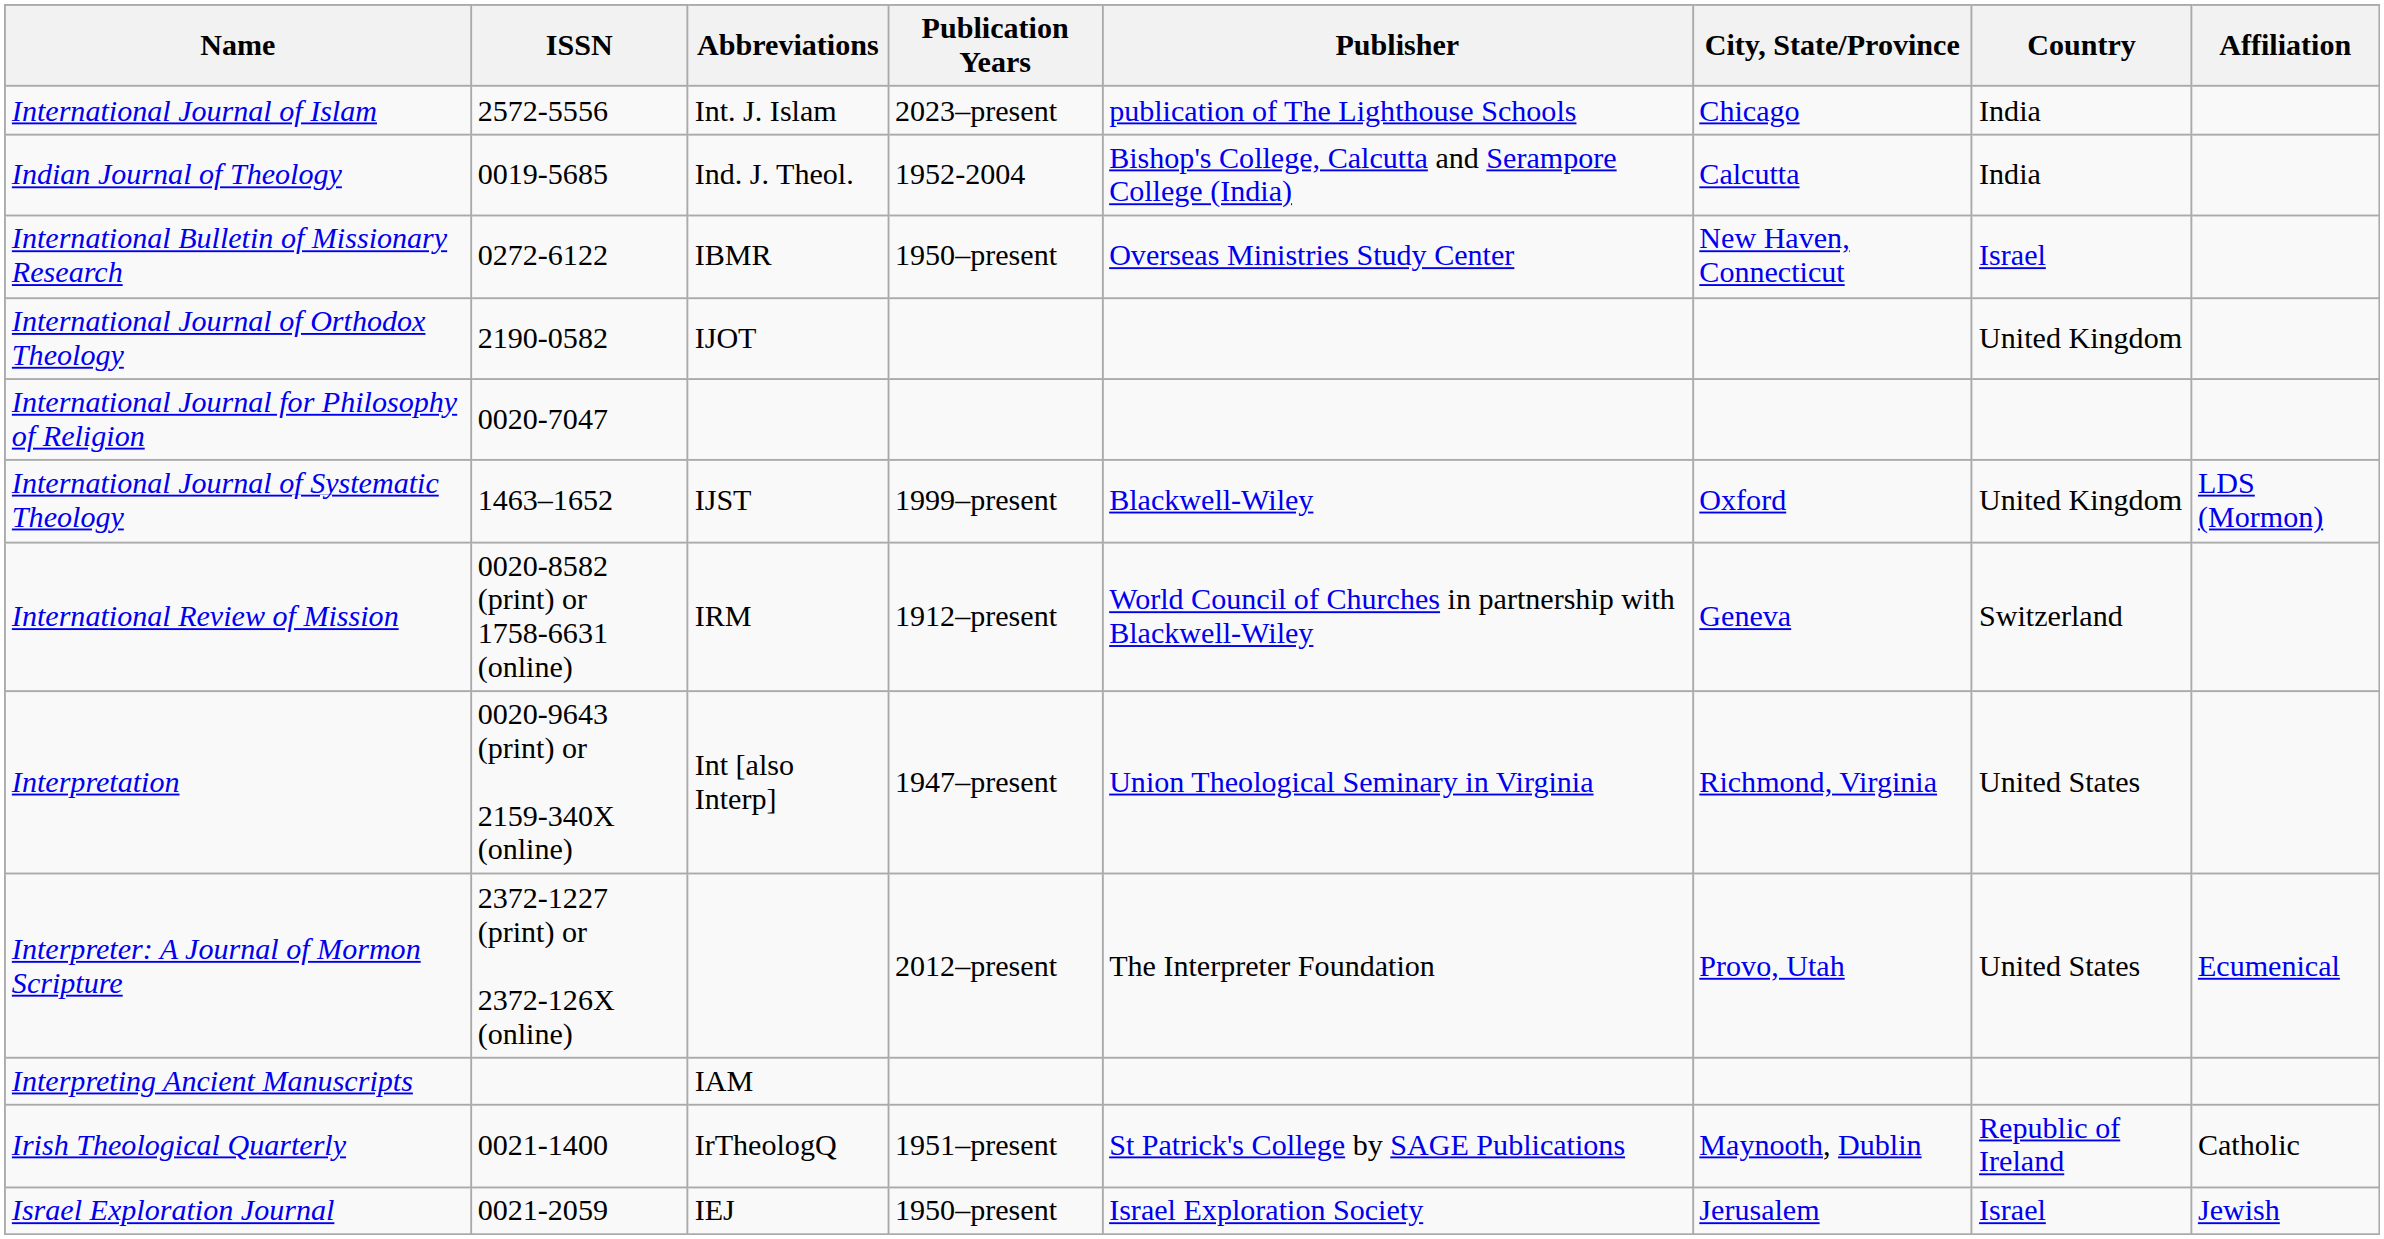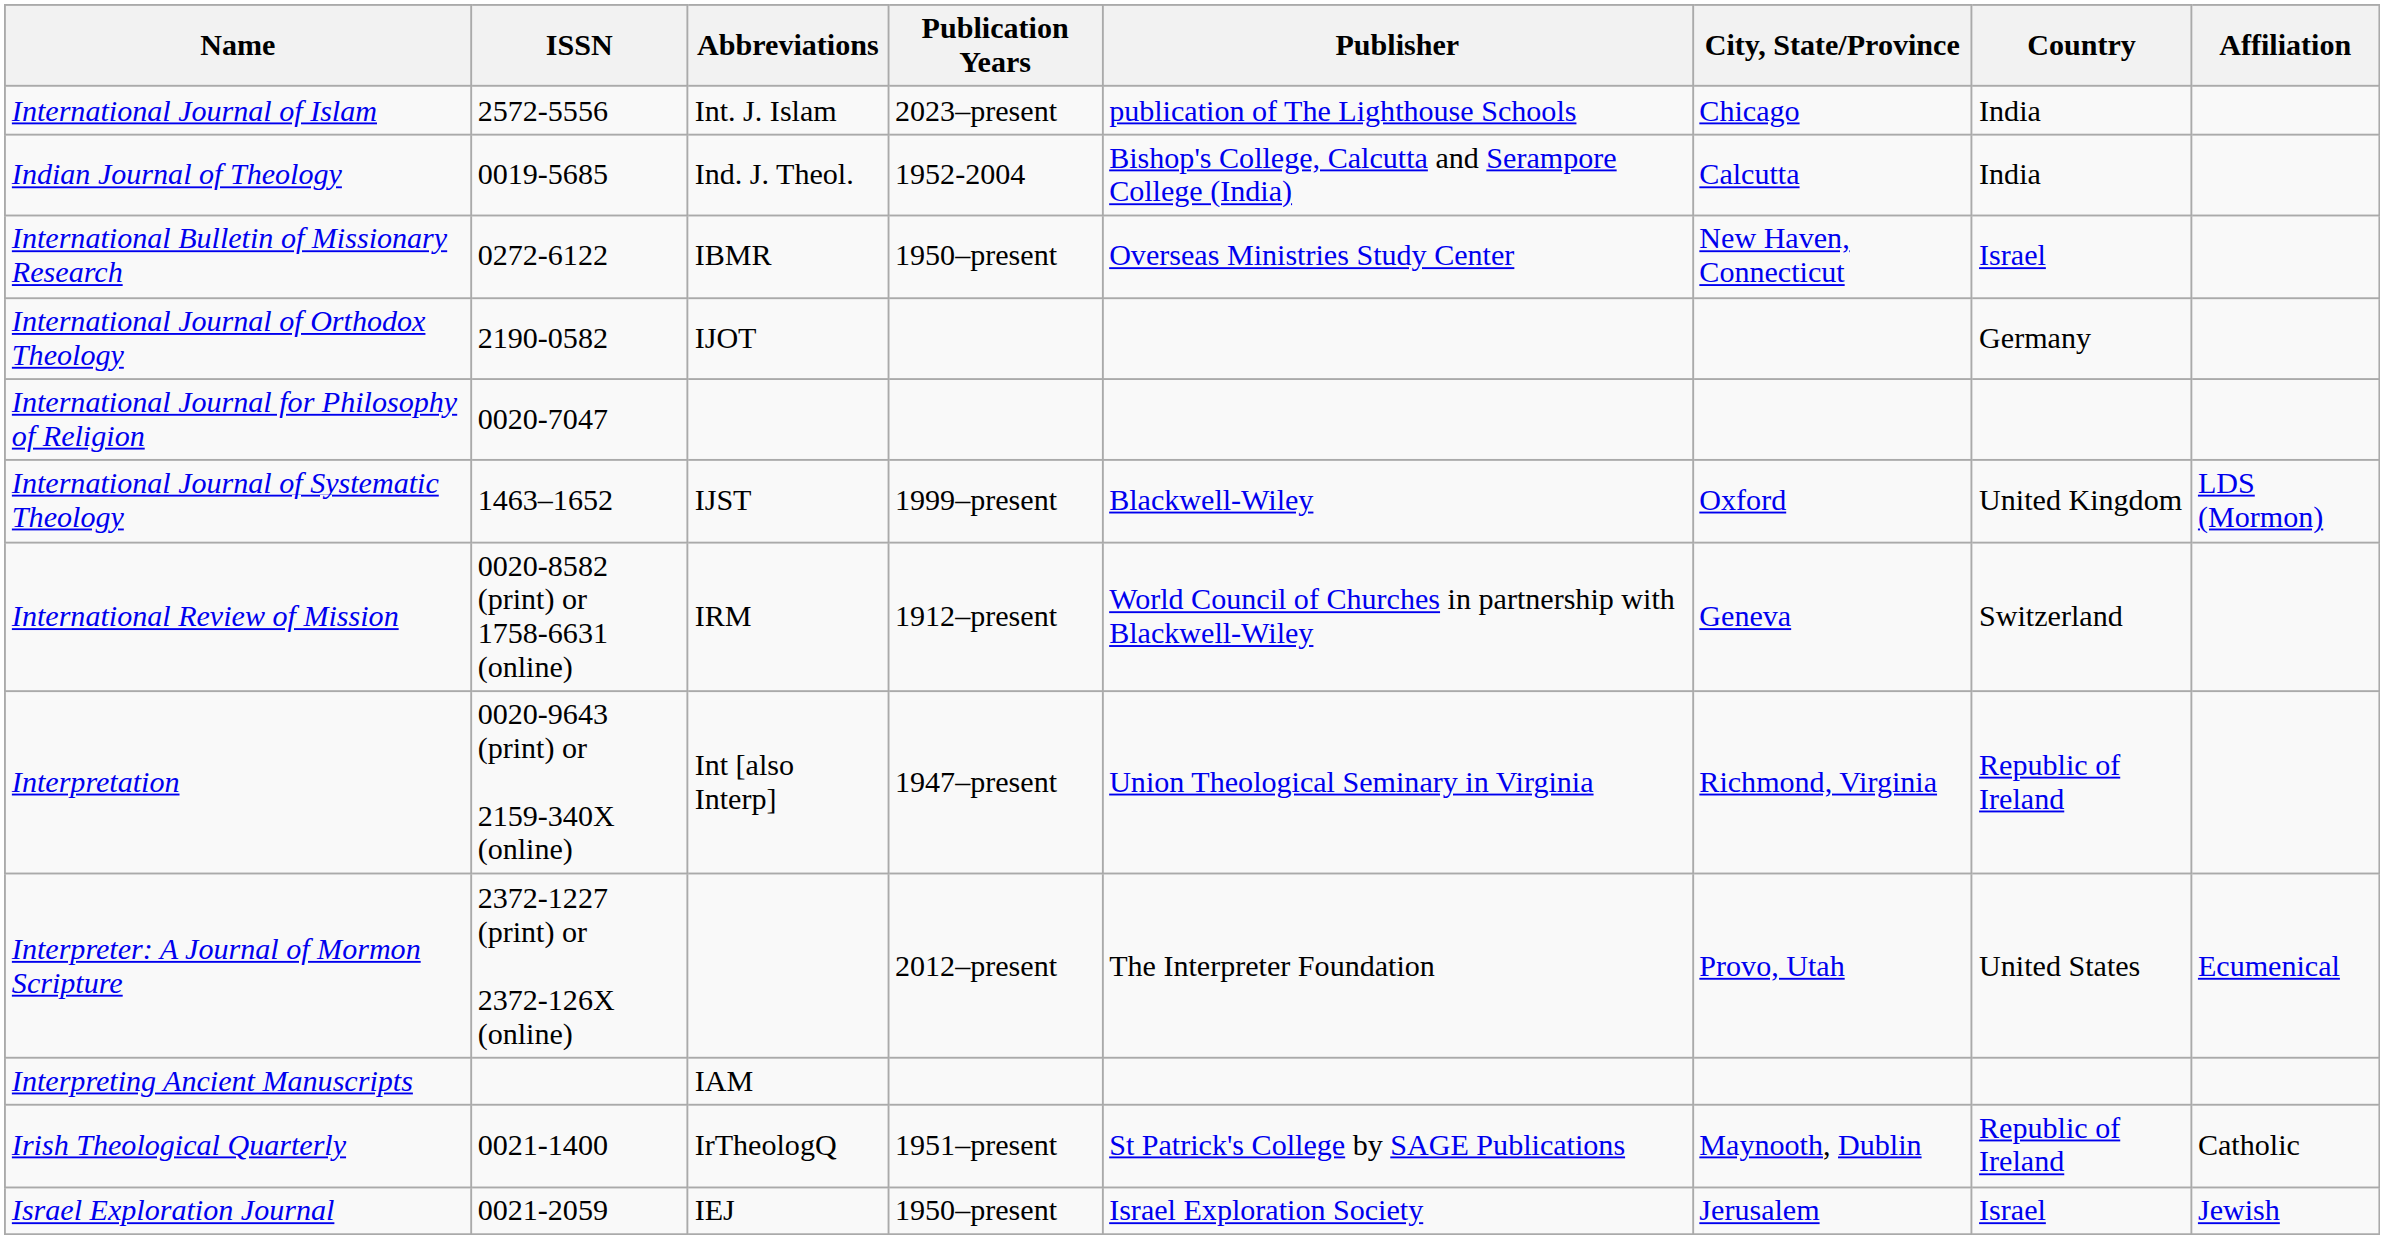(2081, 337) United Kingdom -> (2035, 337) Germany
(2060, 782) United States -> (2050, 782) Republic of Ireland
